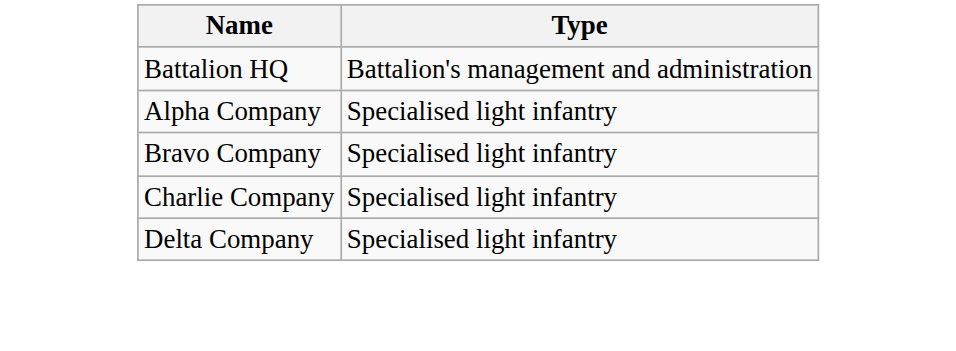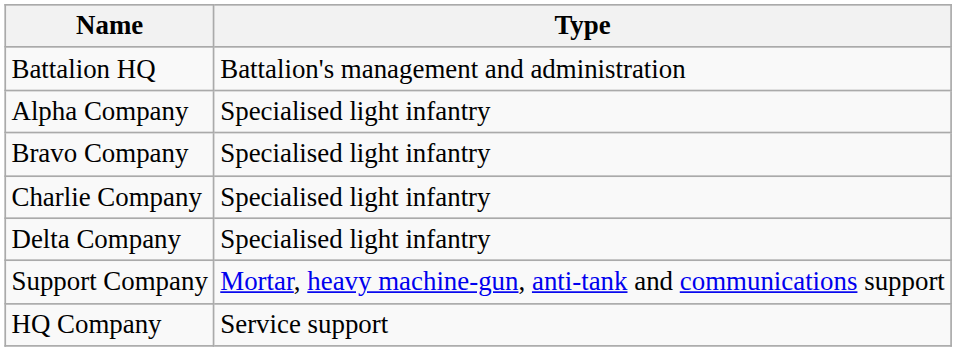+ row: (110, 281)
+ row: (87, 324)
